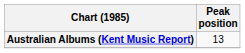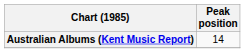(218, 39) 13 -> (218, 39) 14
